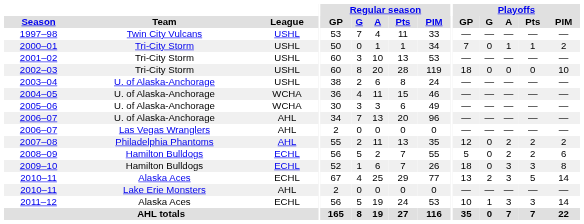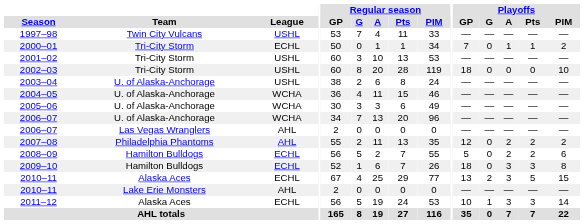(287, 46) USHL -> (287, 46) ECHL
(287, 118) AHL -> (287, 118) WCHA
(564, 178) 14 -> (564, 178) 15
